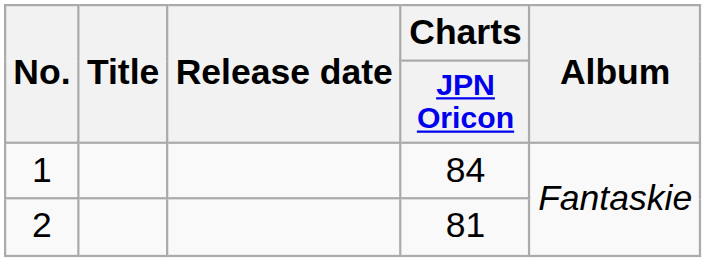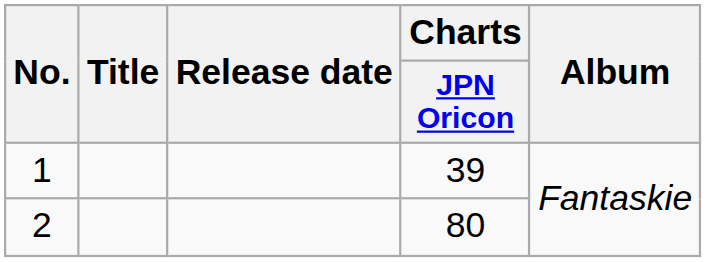(465, 169) 84 -> (465, 169) 39
(465, 226) 81 -> (465, 226) 80
